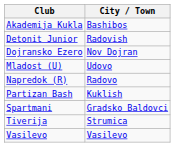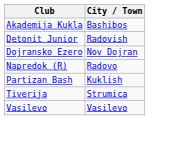- row: (34, 66)
- row: (29, 108)
